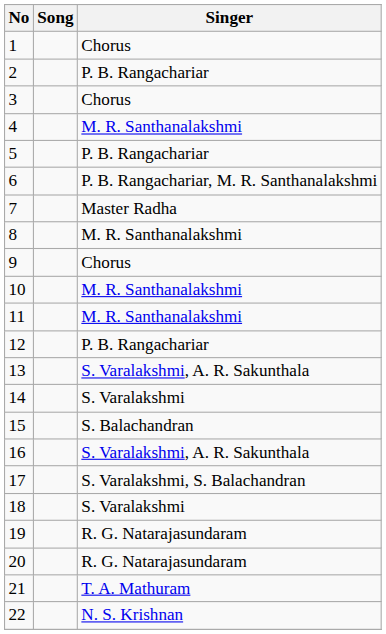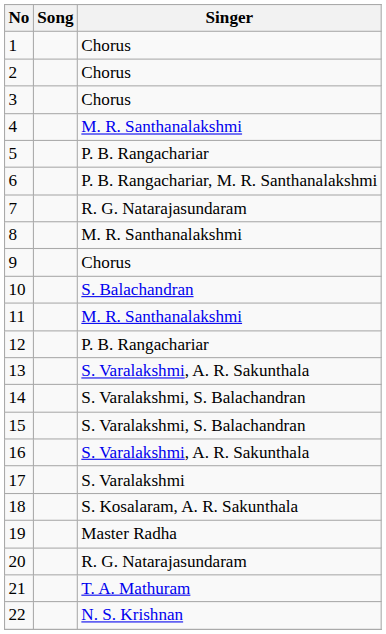(145, 72) P. B. Rangachariar -> (106, 72) Chorus
(129, 208) Master Radha -> (164, 208) R. G. Natarajasundaram
(162, 289) M. R. Santhanalakshmi -> (137, 289) S. Balachandran
(133, 398) S. Varalakshmi -> (193, 398) S. Varalakshmi, S. Balachandran
(137, 425) S. Balachandran -> (193, 425) S. Varalakshmi, S. Balachandran
(193, 479) S. Varalakshmi, S. Balachandran -> (133, 479) S. Varalakshmi
(133, 506) S. Varalakshmi -> (190, 506) S. Kosalaram, A. R. Sakunthala
(164, 533) R. G. Natarajasundaram -> (129, 533) Master Radha
